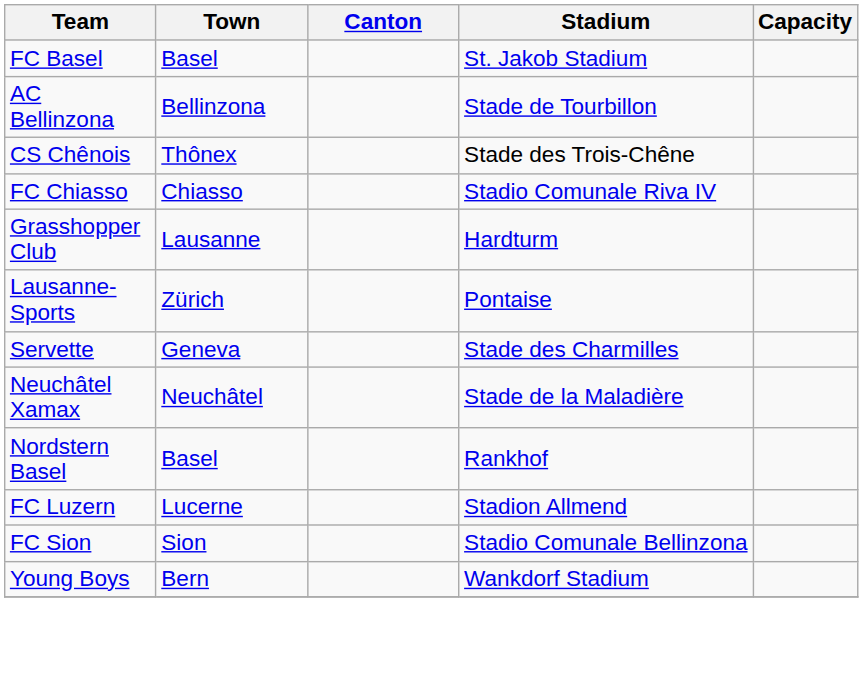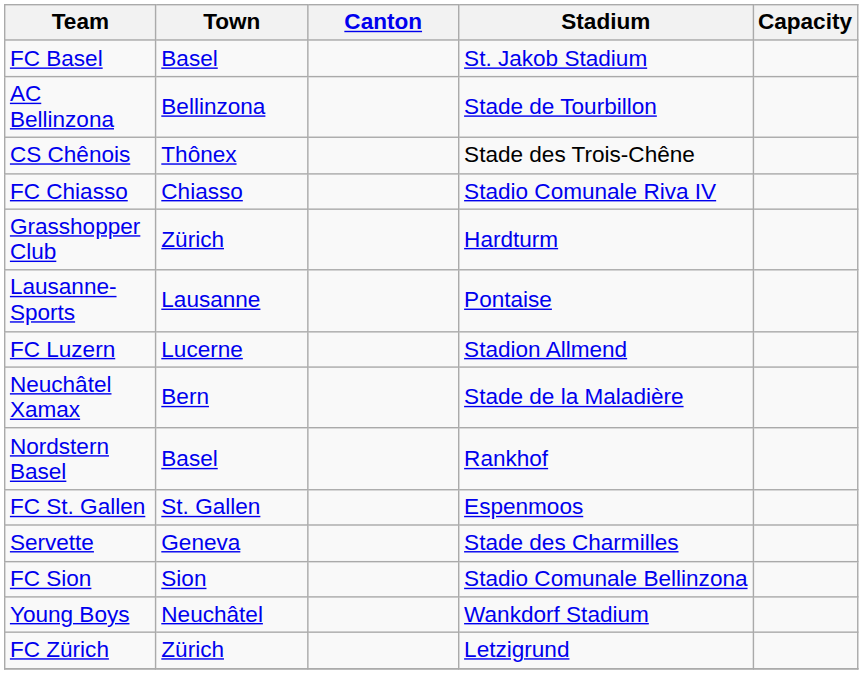(211, 239) Lausanne -> (193, 239) Zürich
(193, 300) Zürich -> (211, 300) Lausanne
rows swapped: (63, 507) <-> (52, 348)
(212, 397) Neuchâtel -> (185, 397) Bern
+ row: (78, 507)
(185, 578) Bern -> (212, 614) Neuchâtel
+ row: (59, 650)
